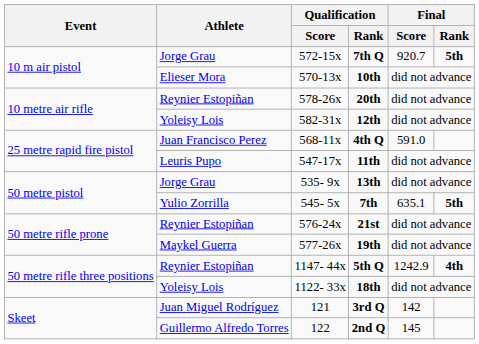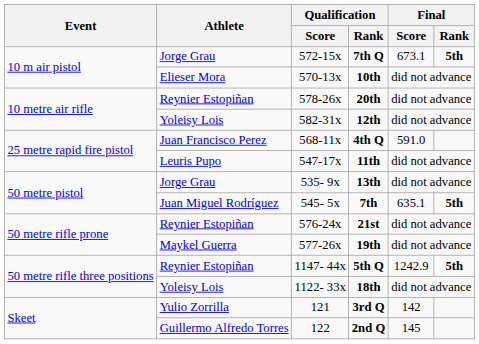(411, 57) 920.7 -> (411, 57) 673.1
(194, 203) Yulio Zorrilla -> (219, 203) Juan Miguel Rodríguez
(454, 266) 4th -> (454, 266) 5th
(219, 307) Juan Miguel Rodríguez -> (194, 307) Yulio Zorrilla
